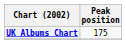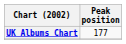(101, 33) 175 -> (101, 33) 177
